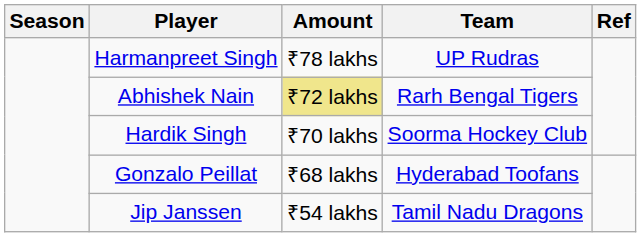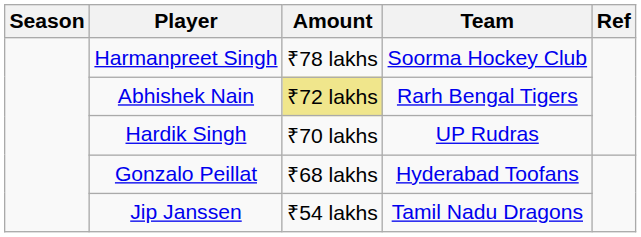(487, 57) UP Rudras -> (487, 57) Soorma Hockey Club
(487, 134) Soorma Hockey Club -> (487, 134) UP Rudras
